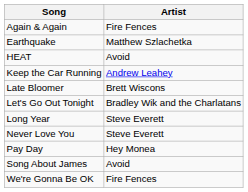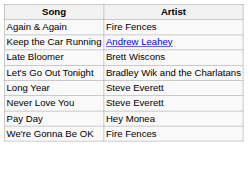- row: (31, 42)
- row: (19, 57)
- row: (47, 164)
